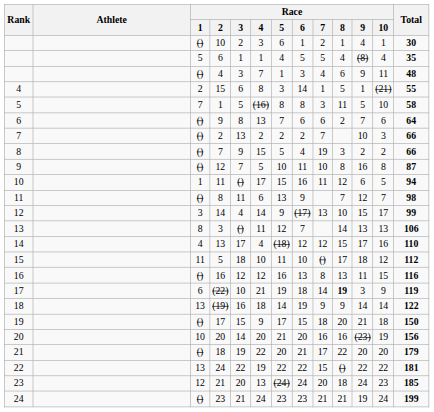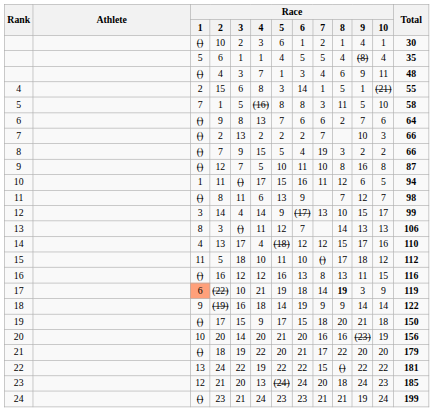(200, 290) no background -> (200, 290) lightsalmon background
(200, 306) 13 -> (200, 306) 9
